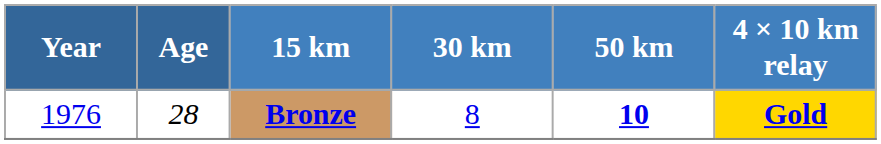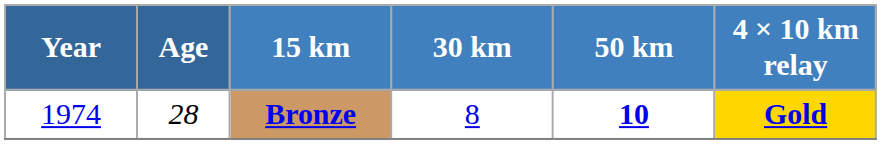(71, 114) 1976 -> (71, 114) 1974
